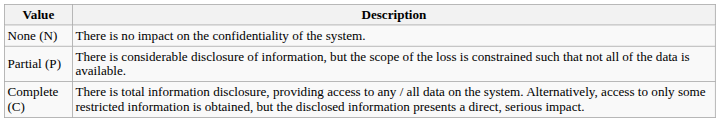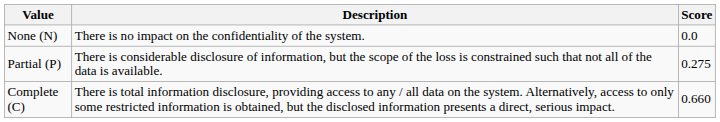+ column: (697, 14)
